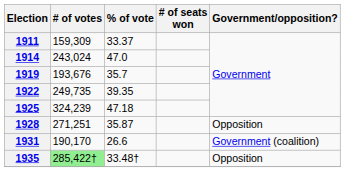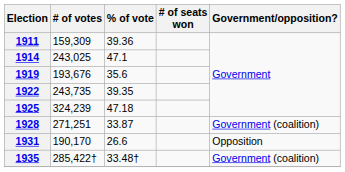(120, 41) 33.37 -> (120, 41) 39.36
(72, 58) 243,024 -> (72, 58) 243,025
(117, 58) 47.0 -> (117, 58) 47.1
(117, 74) 35.7 -> (117, 74) 35.6
(72, 91) 249,735 -> (72, 91) 243,735
(120, 125) 35.87 -> (120, 125) 33.87
(238, 125) Opposition -> (266, 125) Government (coalition)
(266, 141) Government (coalition) -> (238, 141) Opposition
(75, 158) lightgreen background -> (75, 158) no background
(238, 158) Opposition -> (266, 158) Government (coalition)
